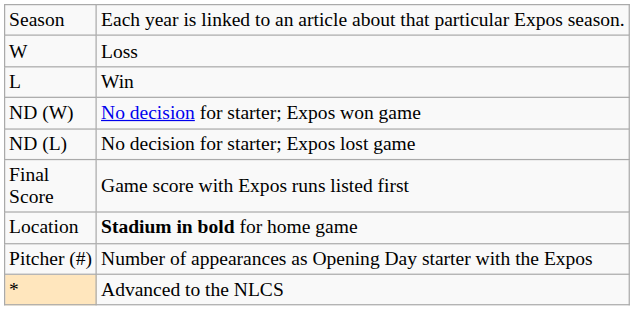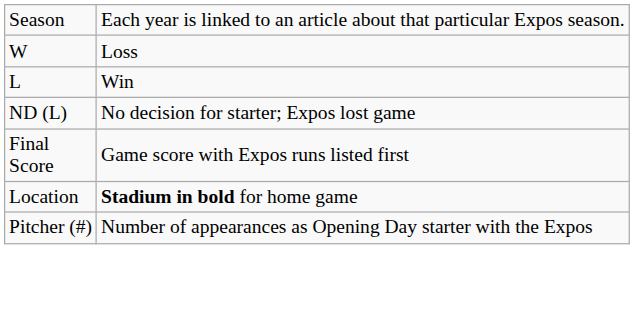- row: (41, 112)
- row: (14, 289)
